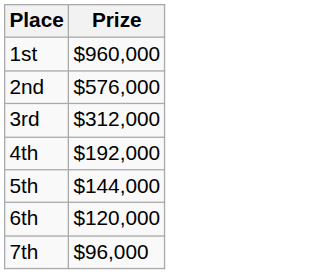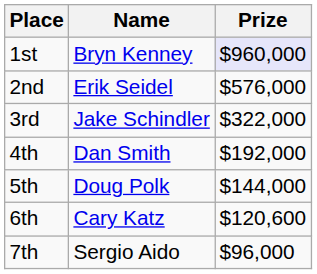+ column: (142, 20)
(117, 53) no background -> (263, 53) lavender background
(117, 119) $312,000 -> (263, 119) $322,000
(117, 218) $120,000 -> (263, 218) $120,600
